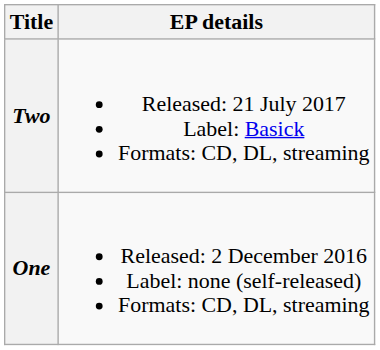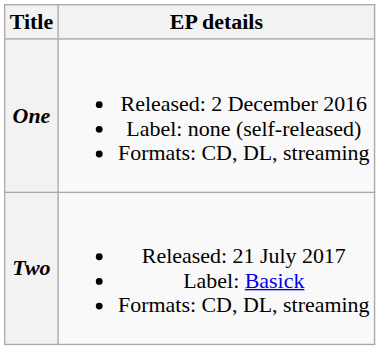rows swapped: (31, 268) <-> (31, 115)
